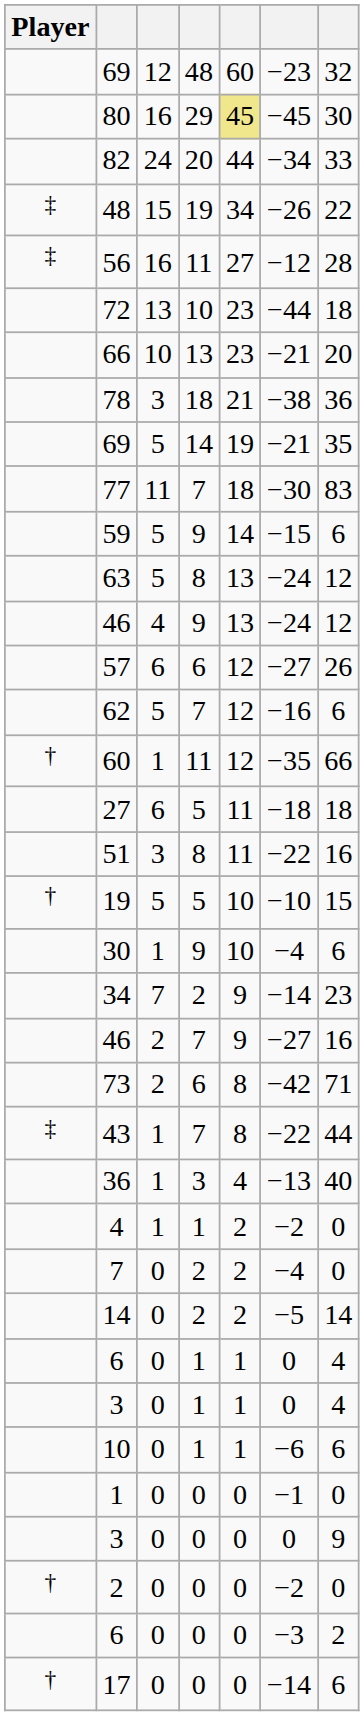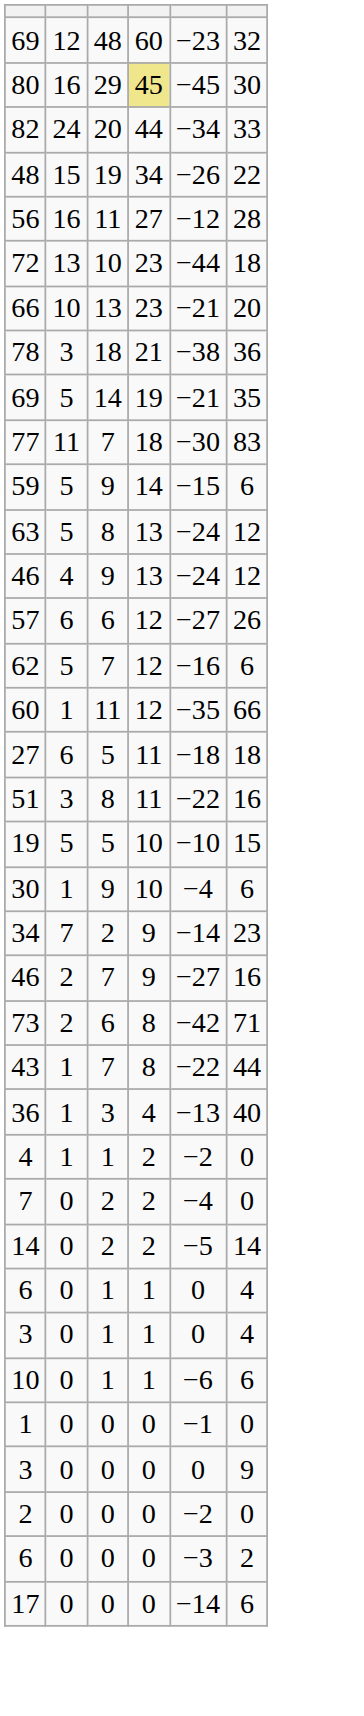- column: (50, 26)
